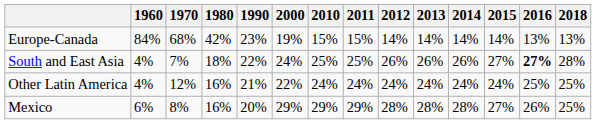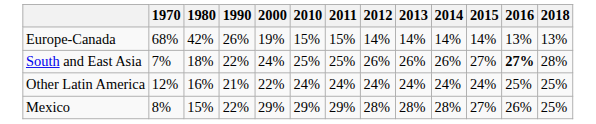- column: (148, 15)
(254, 38) 23% -> (236, 38) 26%
(218, 107) 16% -> (200, 107) 15%
(254, 107) 20% -> (236, 107) 22%
